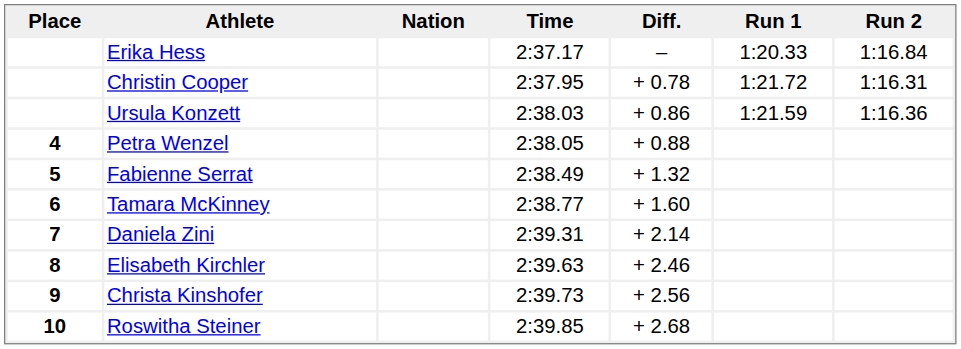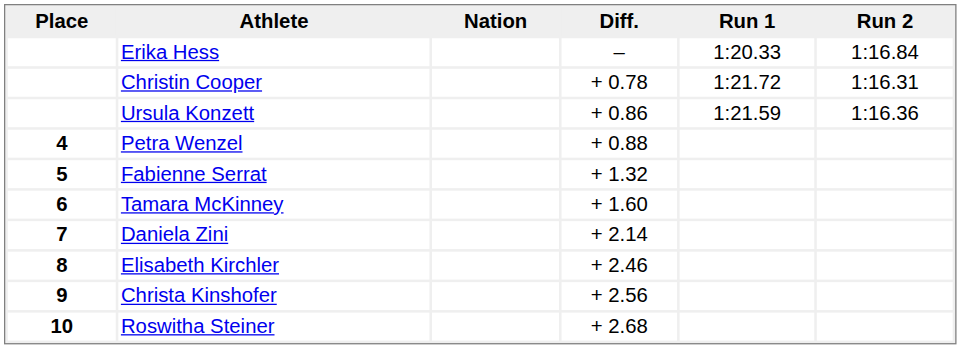- column: (550, 21)
